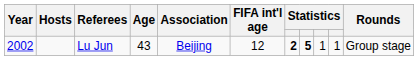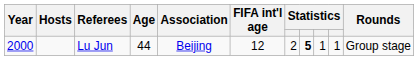(20, 45) 2002 -> (20, 45) 2000
(144, 45) 43 -> (144, 45) 44
(293, 45) bold -> (293, 45) normal
